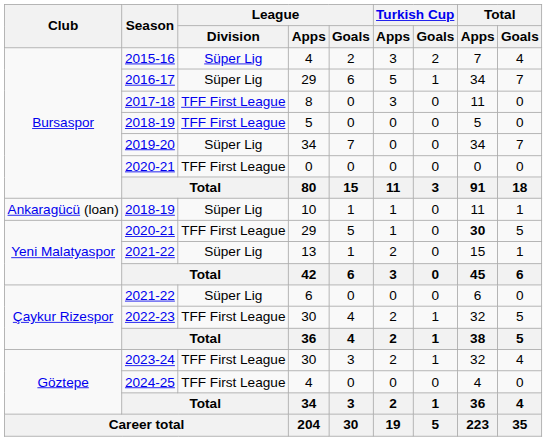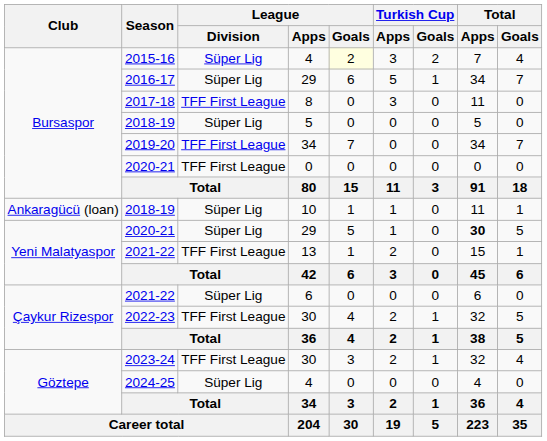(351, 58) no background -> (351, 58) lightyellow background
(233, 123) TFF First League -> (233, 123) Süper Lig
(233, 144) Süper Lig -> (233, 144) TFF First League
(233, 230) TFF First League -> (233, 230) Süper Lig
(233, 252) Süper Lig -> (233, 252) TFF First League
(233, 381) TFF First League -> (233, 381) Süper Lig
